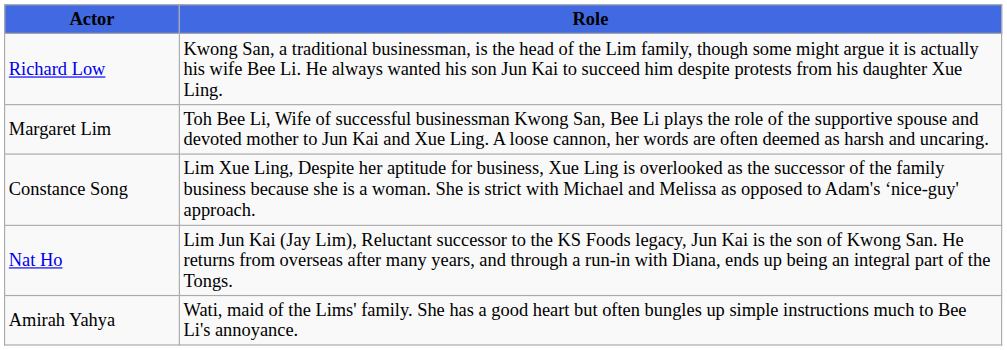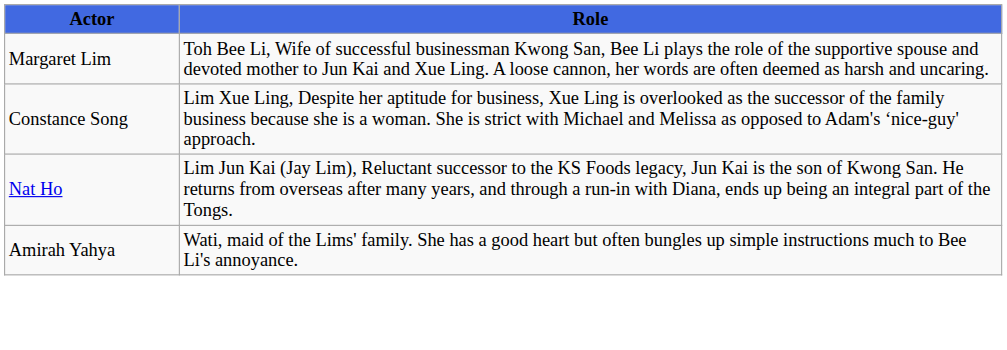- row: (57, 68)
